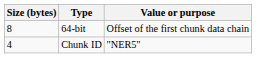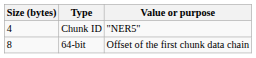rows swapped: (82, 45) <-> (73, 28)
